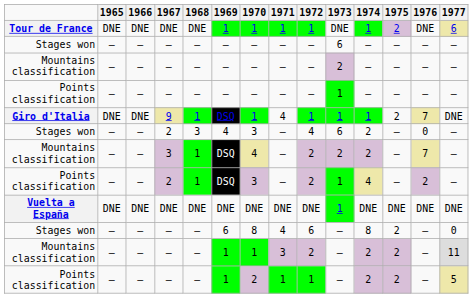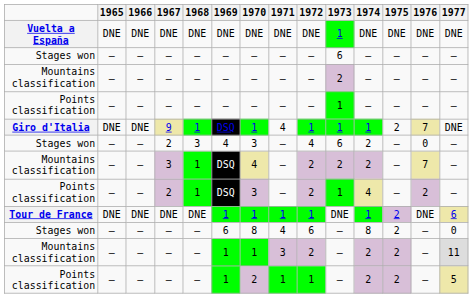rows swapped: (51, 209) <-> (51, 29)
